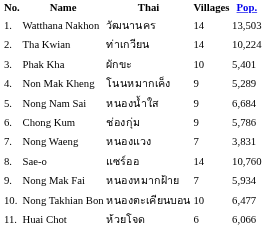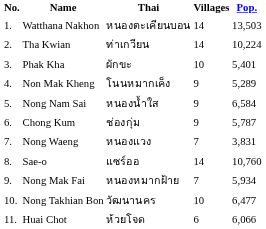(131, 25) วัฒนานคร -> (149, 25) หนองตะเคียนบอน
(244, 103) 6,684 -> (244, 103) 6,584
(244, 122) 5,786 -> (244, 122) 5,787
(149, 200) หนองตะเคียนบอน -> (131, 200) วัฒนานคร
